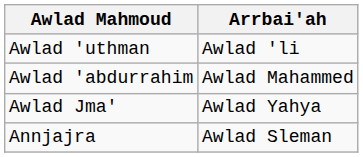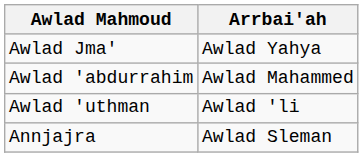rows swapped: (79, 49) <-> (63, 108)
